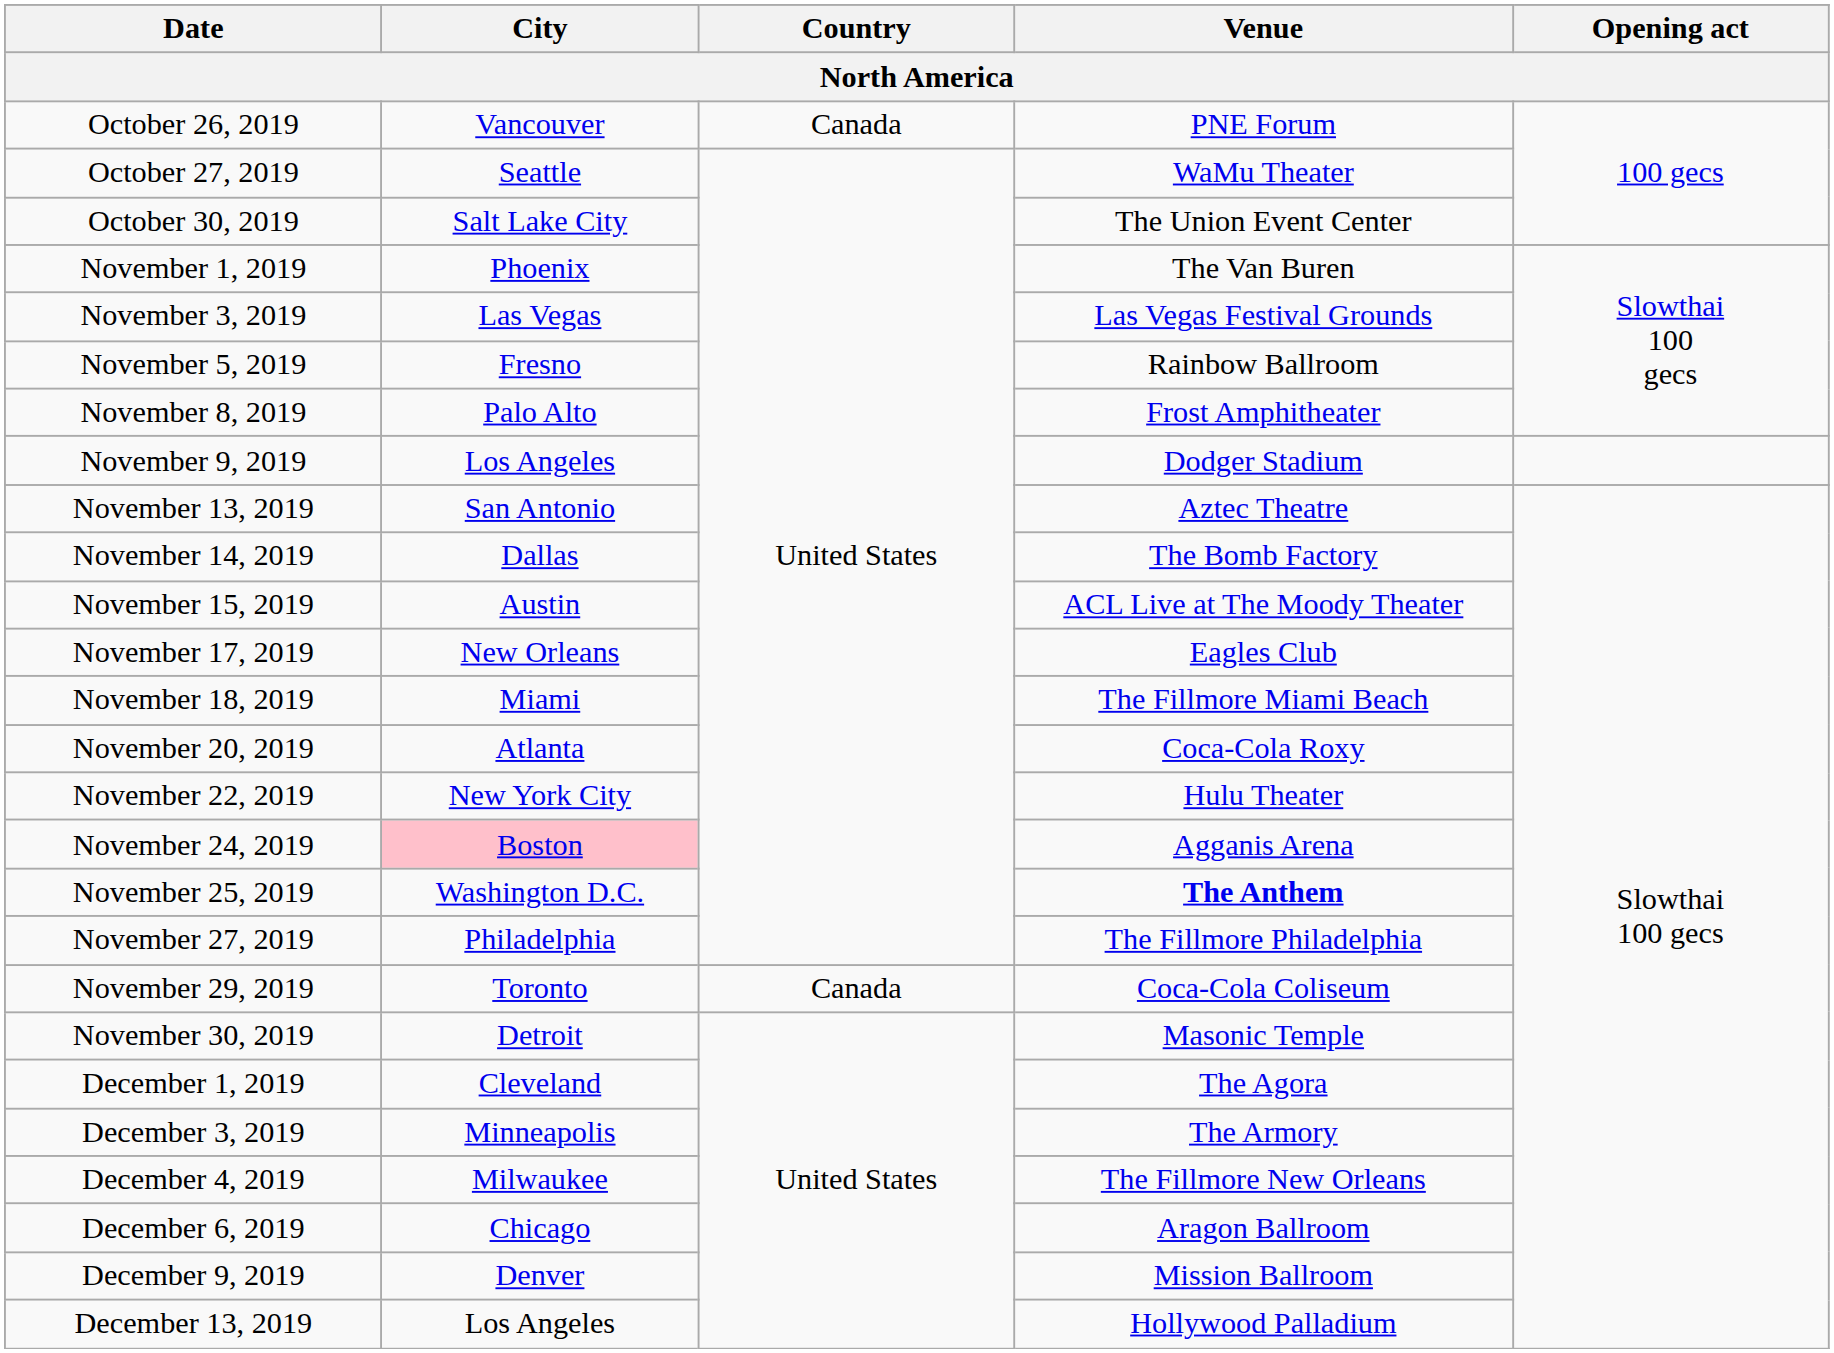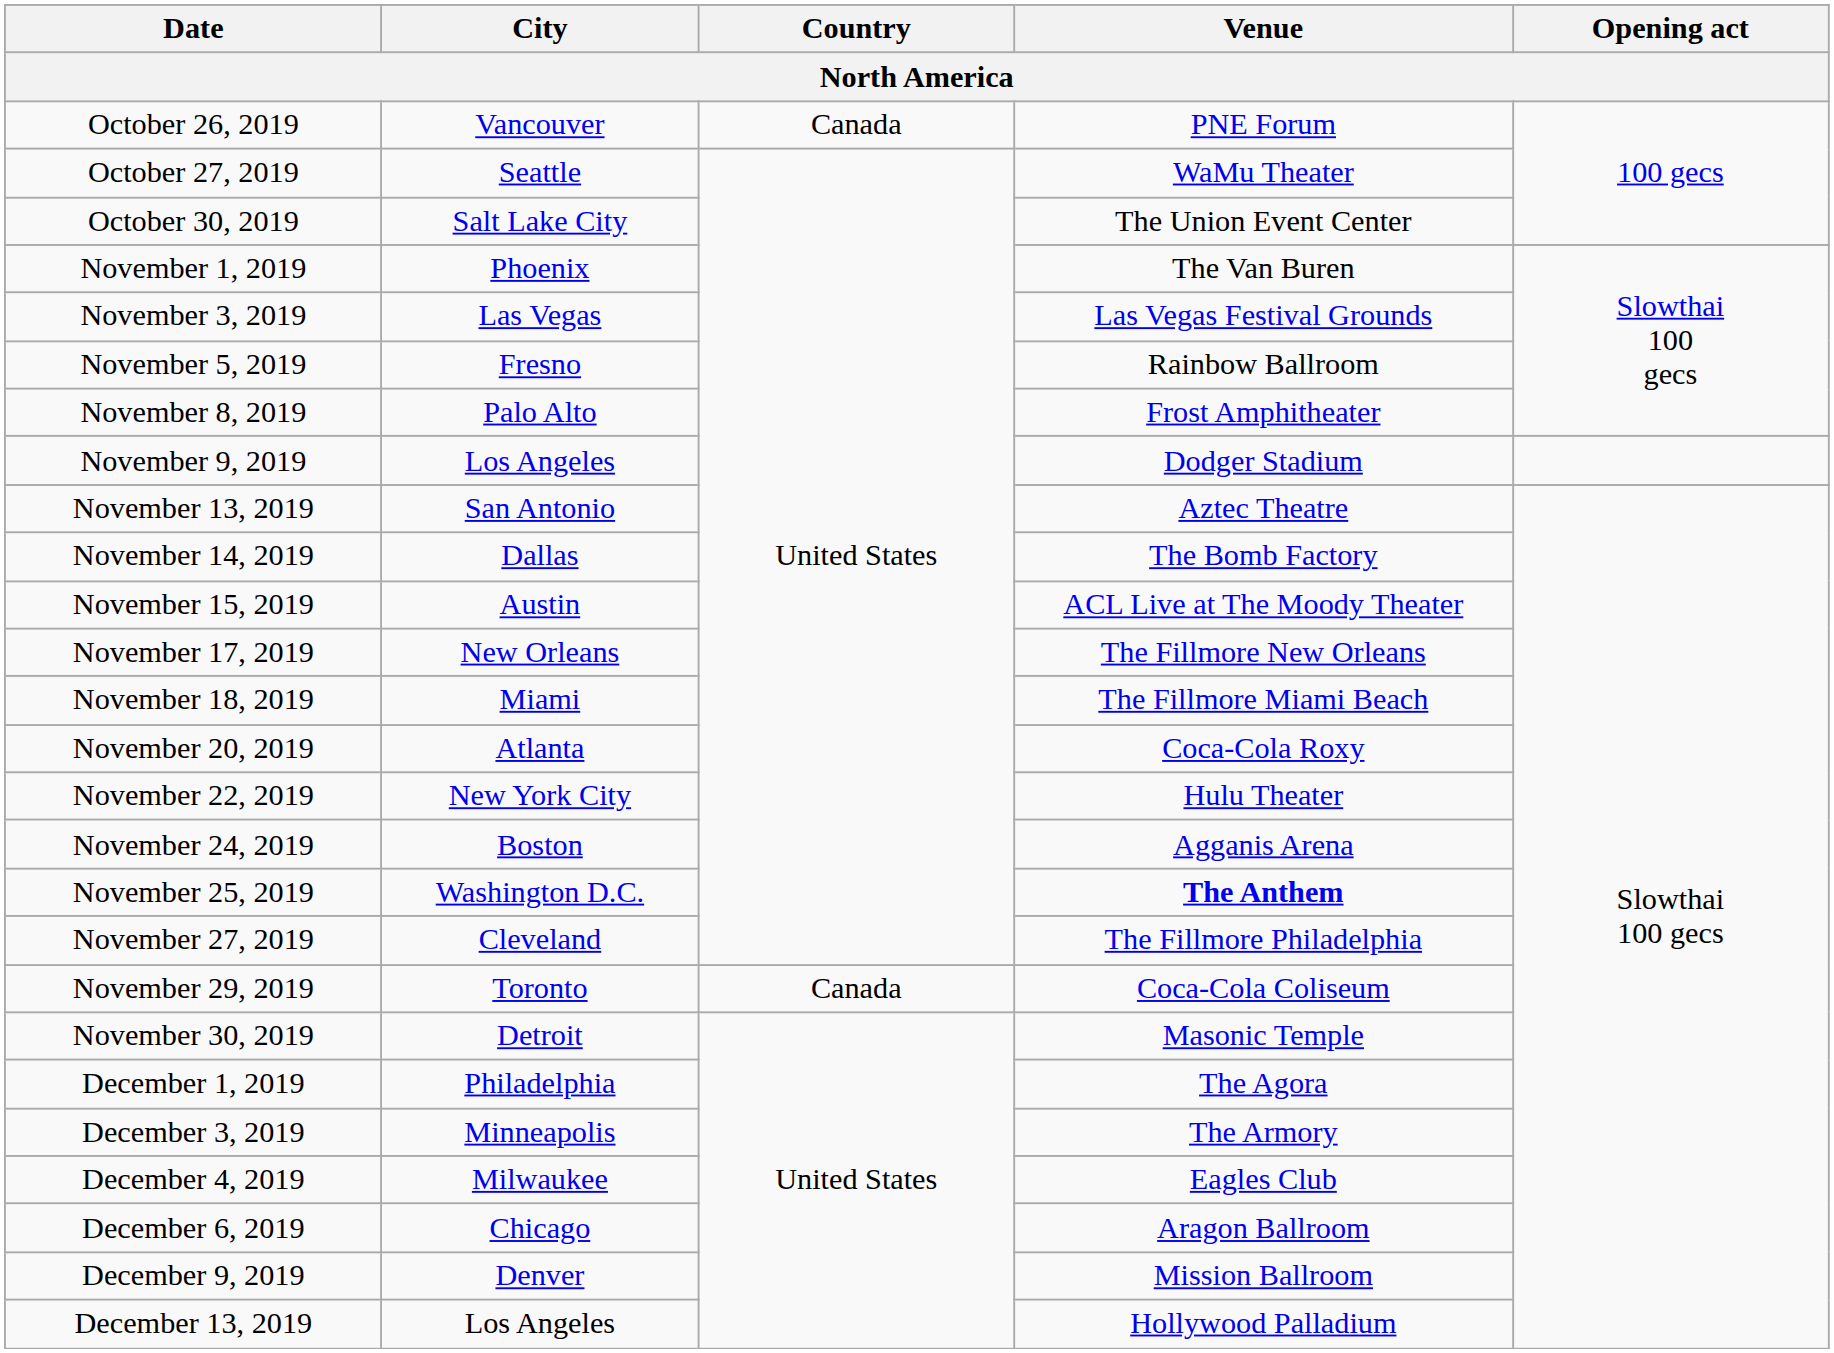(1263, 651) Eagles Club -> (1263, 651) The Fillmore New Orleans
(540, 843) pink background -> (540, 843) no background
(540, 939) Philadelphia -> (540, 939) Cleveland
(540, 1083) Cleveland -> (540, 1083) Philadelphia
(1263, 1179) The Fillmore New Orleans -> (1263, 1179) Eagles Club
